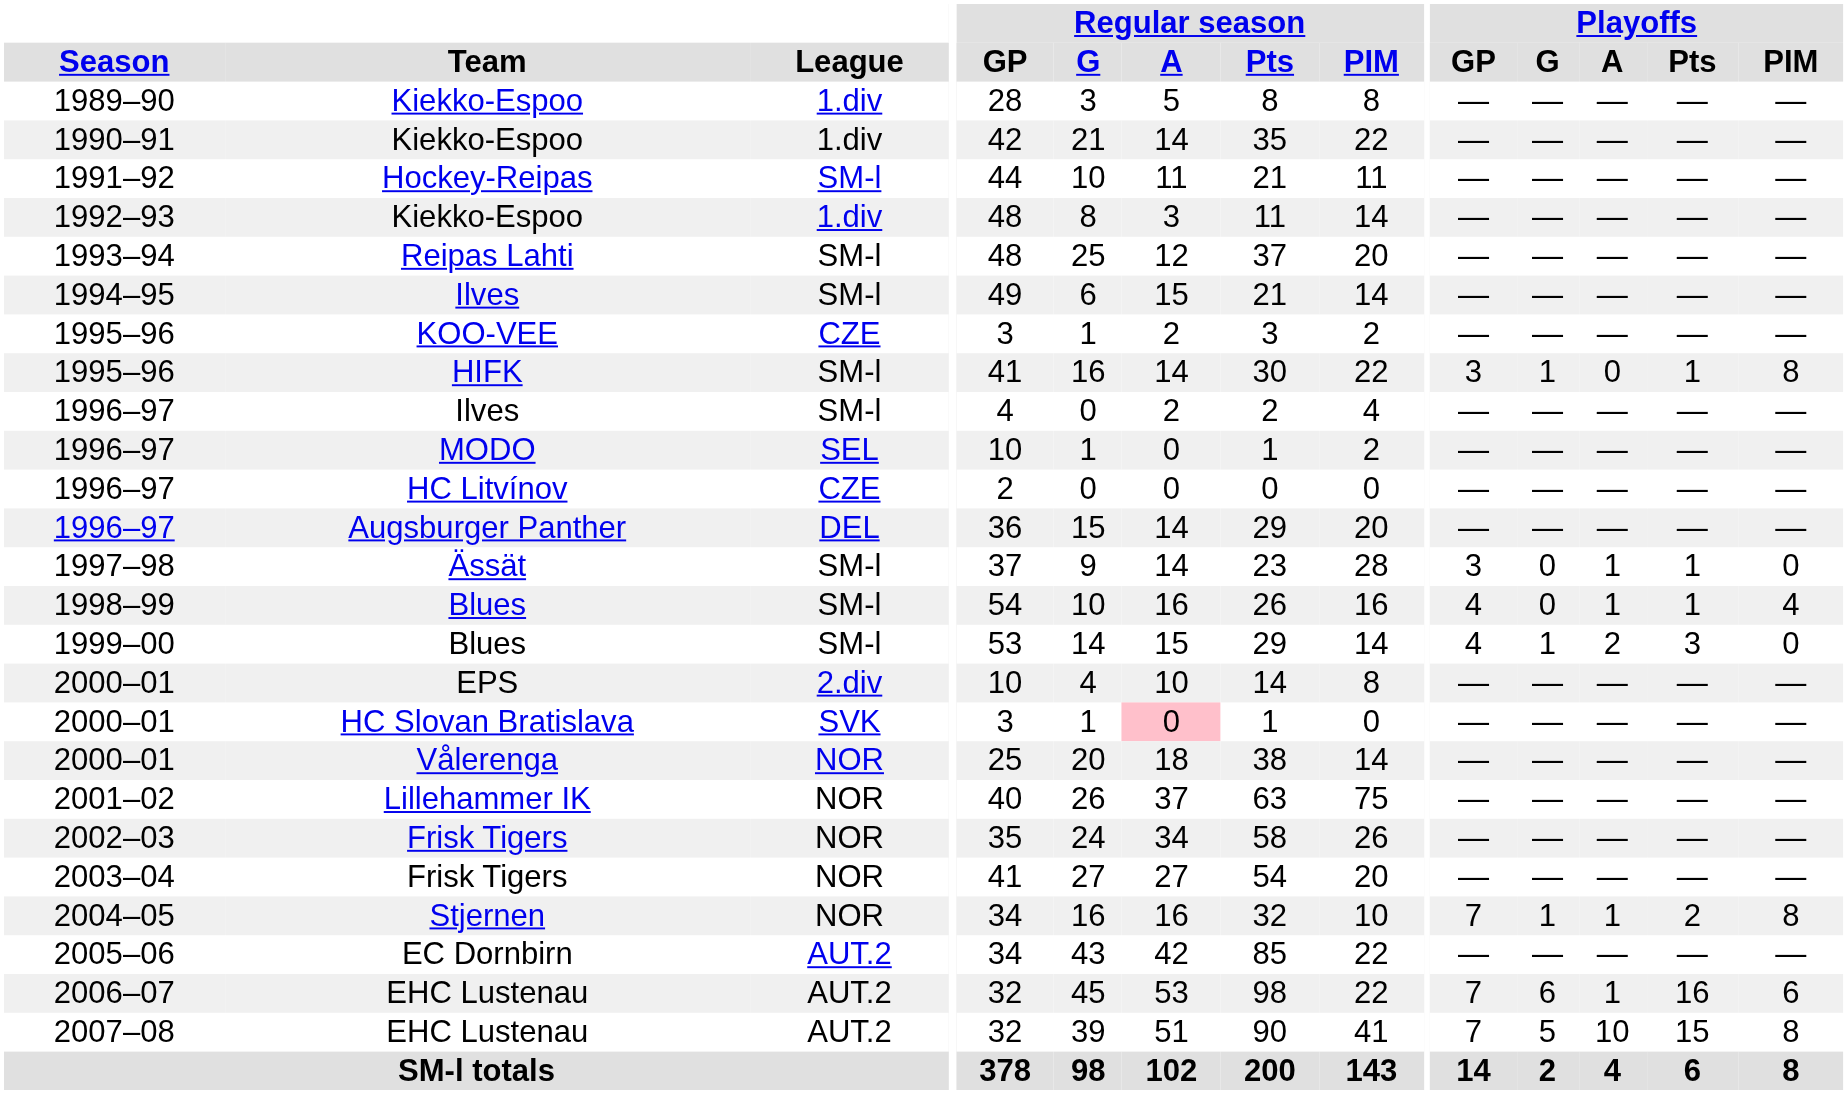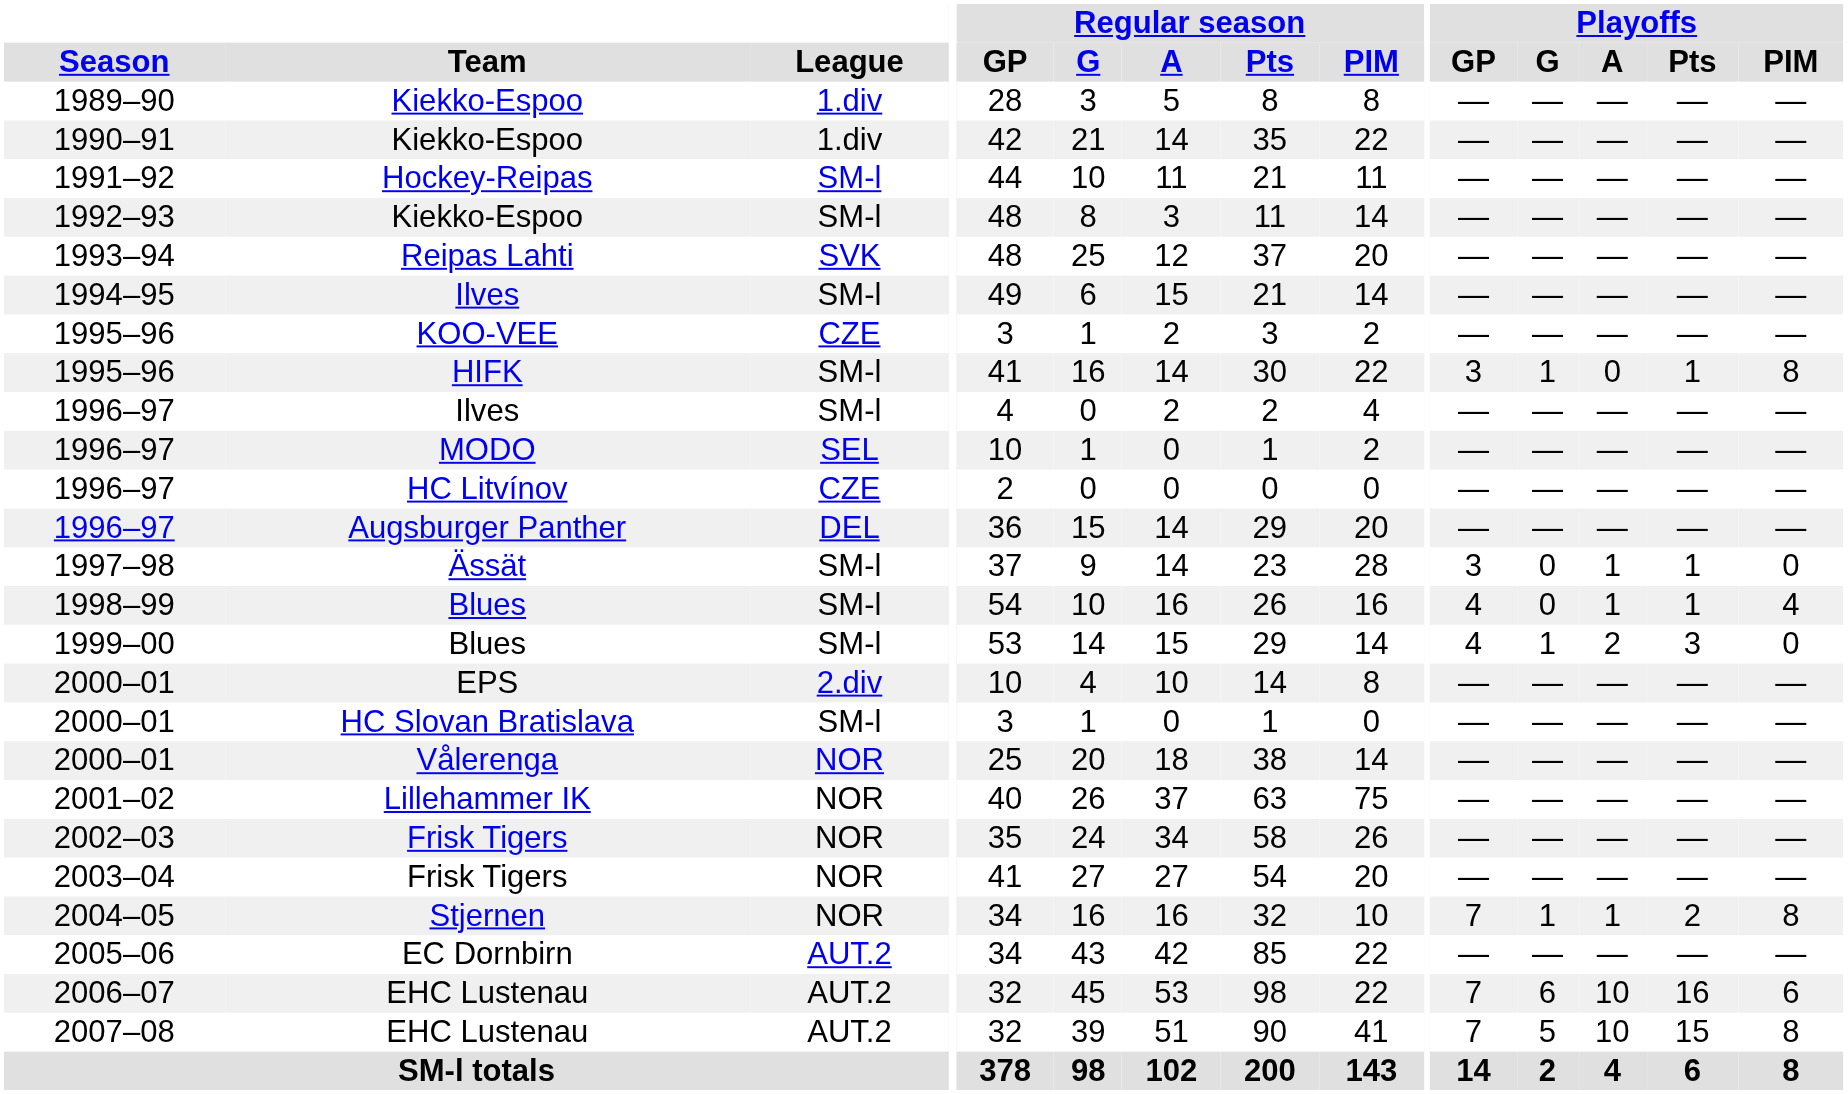(849, 216) 1.div -> (849, 216) SM-l
(849, 255) SM-l -> (849, 255) SVK
(849, 721) SVK -> (849, 721) SM-l
(1171, 721) pink background -> (1171, 721) no background
(1612, 992) 1 -> (1612, 992) 10
